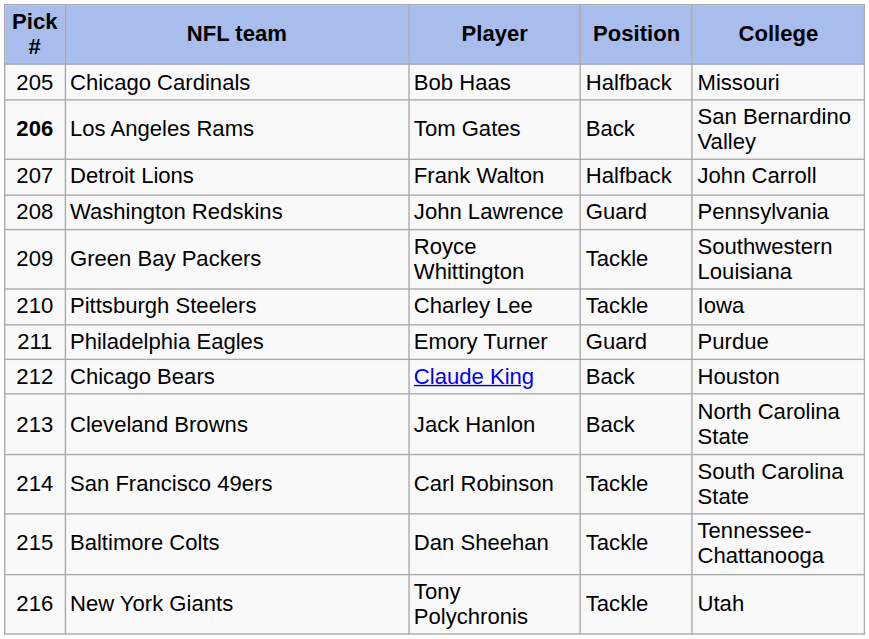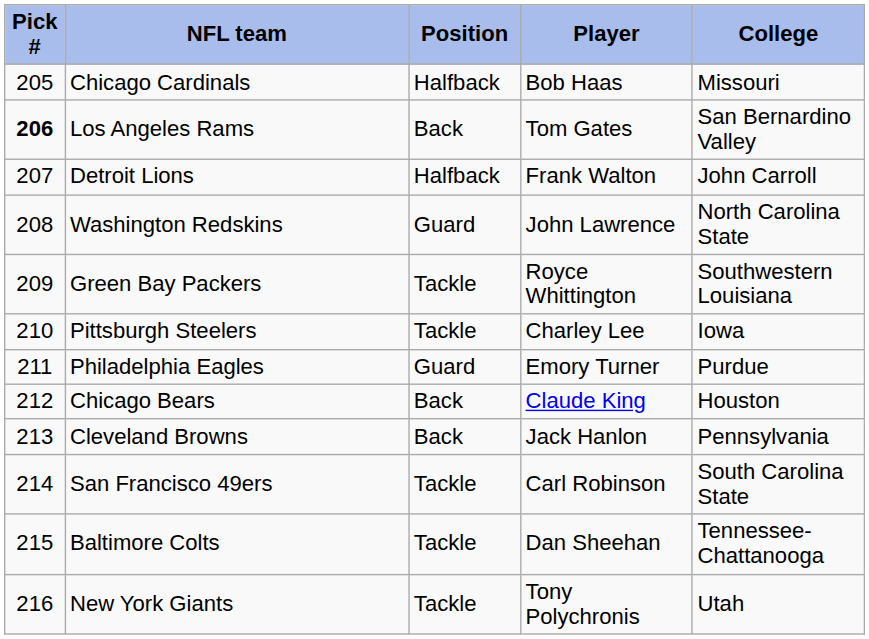columns swapped: (495, 34) <-> (637, 34)
(763, 211) Pennsylvania -> (769, 224) North Carolina State
(769, 424) North Carolina State -> (763, 436) Pennsylvania
